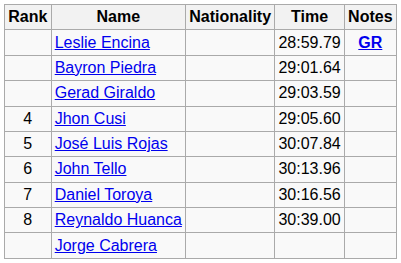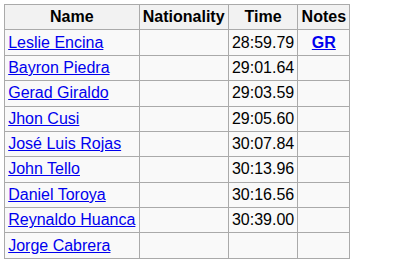- column: (28, 17)
